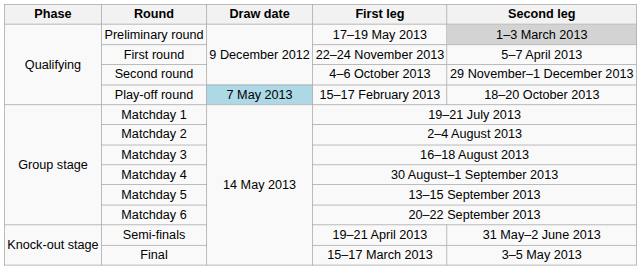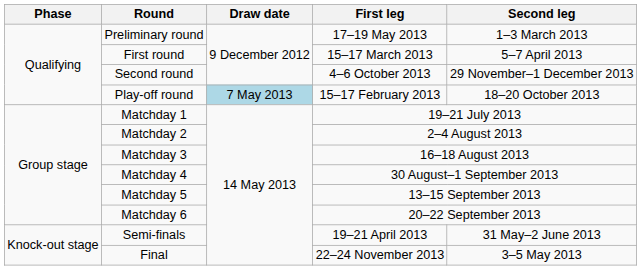(542, 34) lightgrey background -> (542, 34) no background
(380, 54) 22–24 November 2013 -> (380, 54) 15–17 March 2013
(380, 255) 15–17 March 2013 -> (380, 255) 22–24 November 2013
